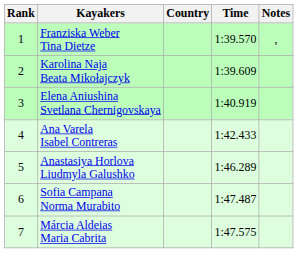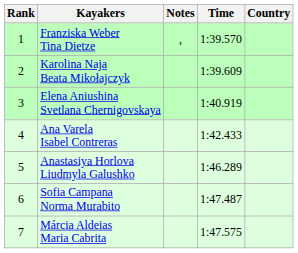columns swapped: (188, 13) <-> (276, 13)
